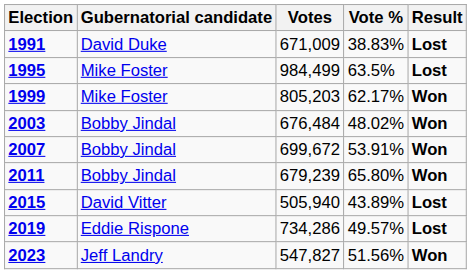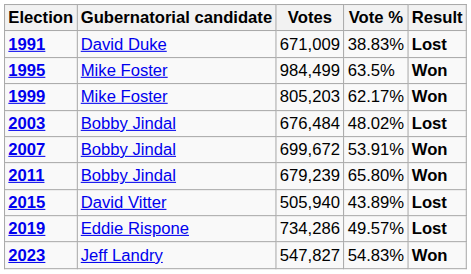(429, 70) Lost -> (430, 70) Won
(430, 123) Won -> (429, 123) Lost
(376, 255) 51.56% -> (376, 255) 54.83%
